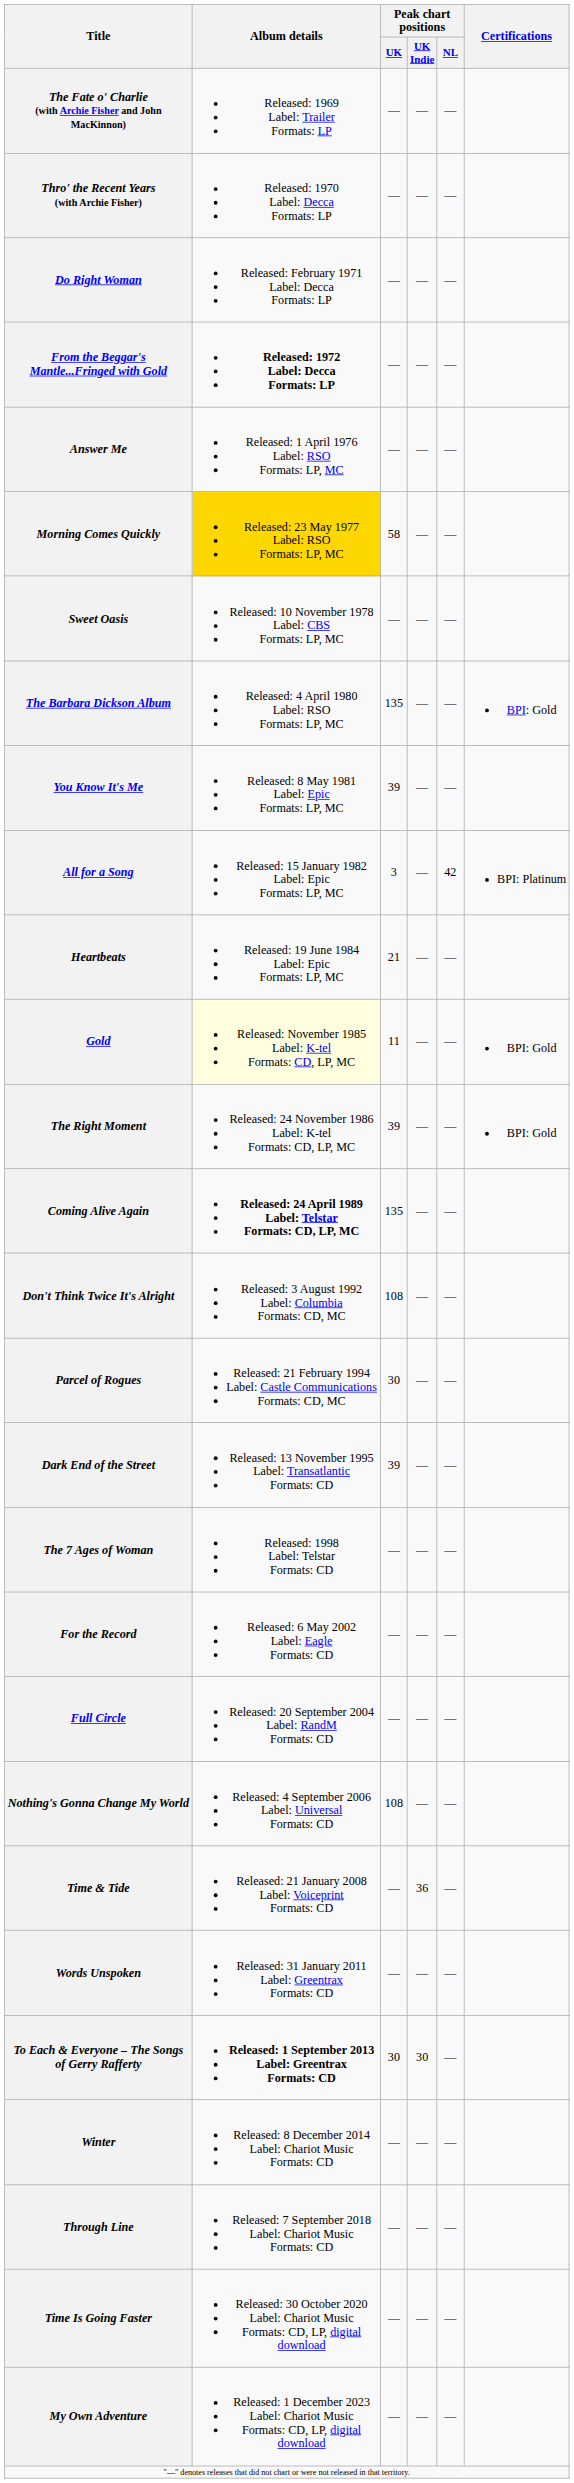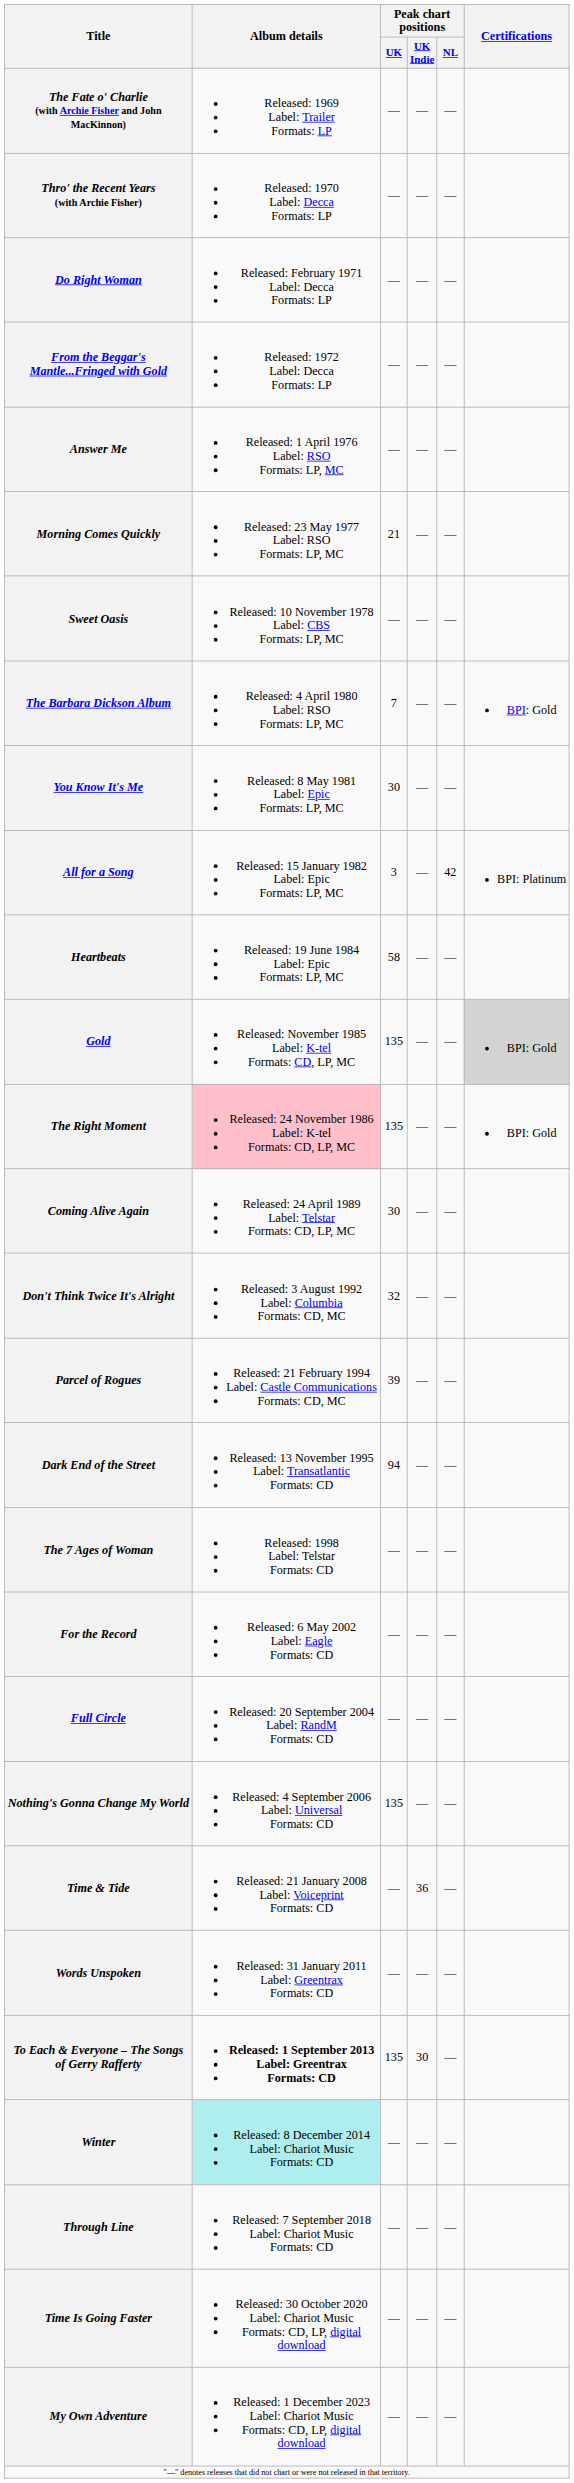(286, 371) bold -> (286, 371) normal
(286, 541) gold background -> (286, 541) no background
(394, 533) 58 -> (394, 533) 21
(394, 703) 135 -> (394, 703) 7
(394, 787) 39 -> (394, 787) 30
(394, 957) 21 -> (394, 957) 58
(286, 1049) lightyellow background -> (286, 1049) no background
(394, 1041) 11 -> (394, 1041) 135
(517, 1049) no background -> (517, 1049) lightgrey background
(286, 1133) no background -> (286, 1133) pink background
(394, 1126) 39 -> (394, 1126) 135
(286, 1218) bold -> (286, 1218) normal
(394, 1211) 135 -> (394, 1211) 30
(394, 1295) 108 -> (394, 1295) 32
(394, 1380) 30 -> (394, 1380) 39
(394, 1465) 39 -> (394, 1465) 94
(394, 1803) 108 -> (394, 1803) 135
(394, 2057) 30 -> (394, 2057) 135
(286, 2149) no background -> (286, 2149) paleturquoise background
